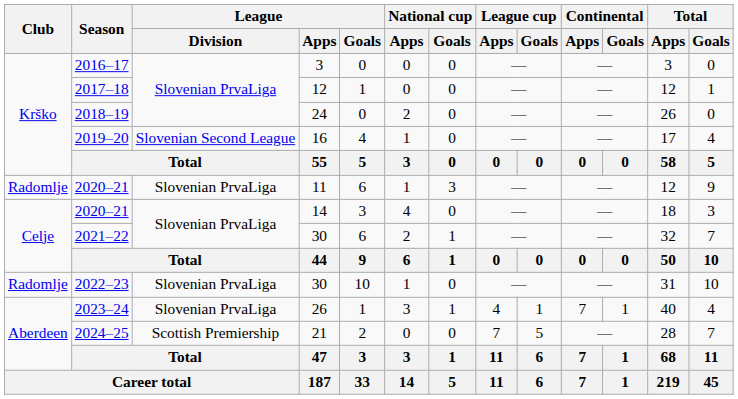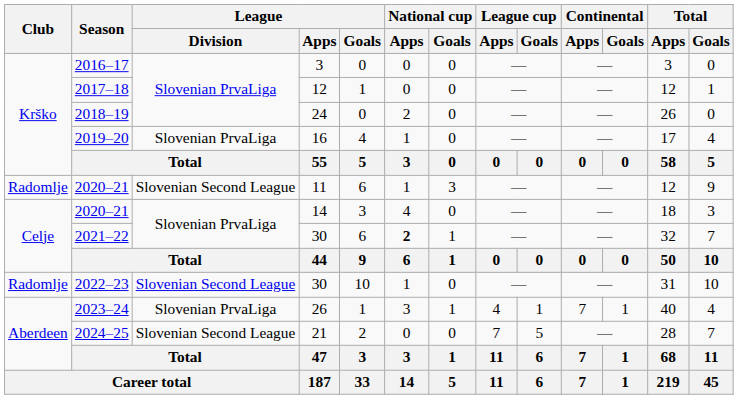(215, 138) Slovenian Second League -> (215, 138) Slovenian PrvaLiga
(215, 187) Slovenian PrvaLiga -> (215, 187) Slovenian Second League
(406, 235) normal -> (406, 235) bold
(215, 284) Slovenian PrvaLiga -> (215, 284) Slovenian Second League
(215, 333) Scottish Premiership -> (215, 333) Slovenian Second League
